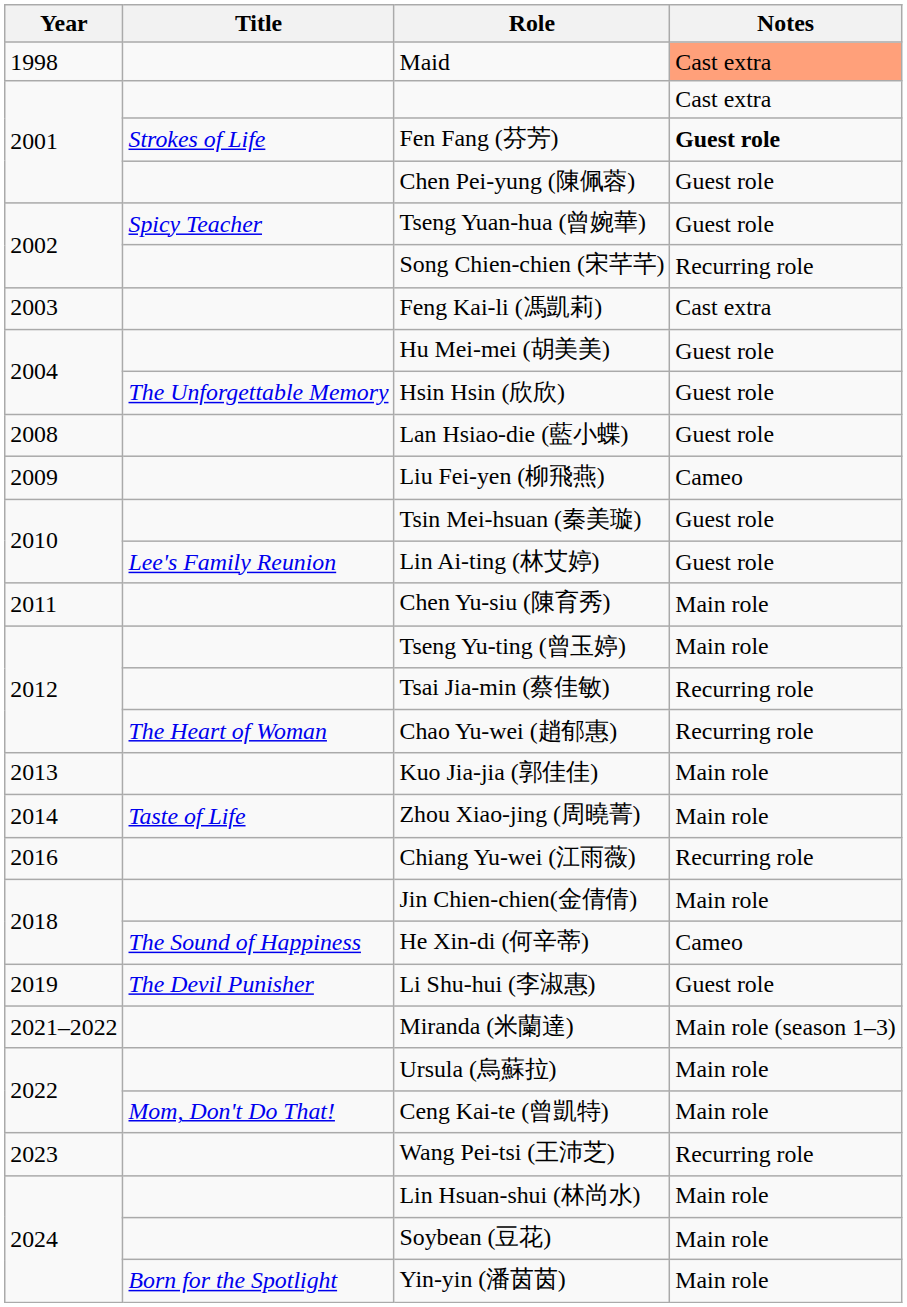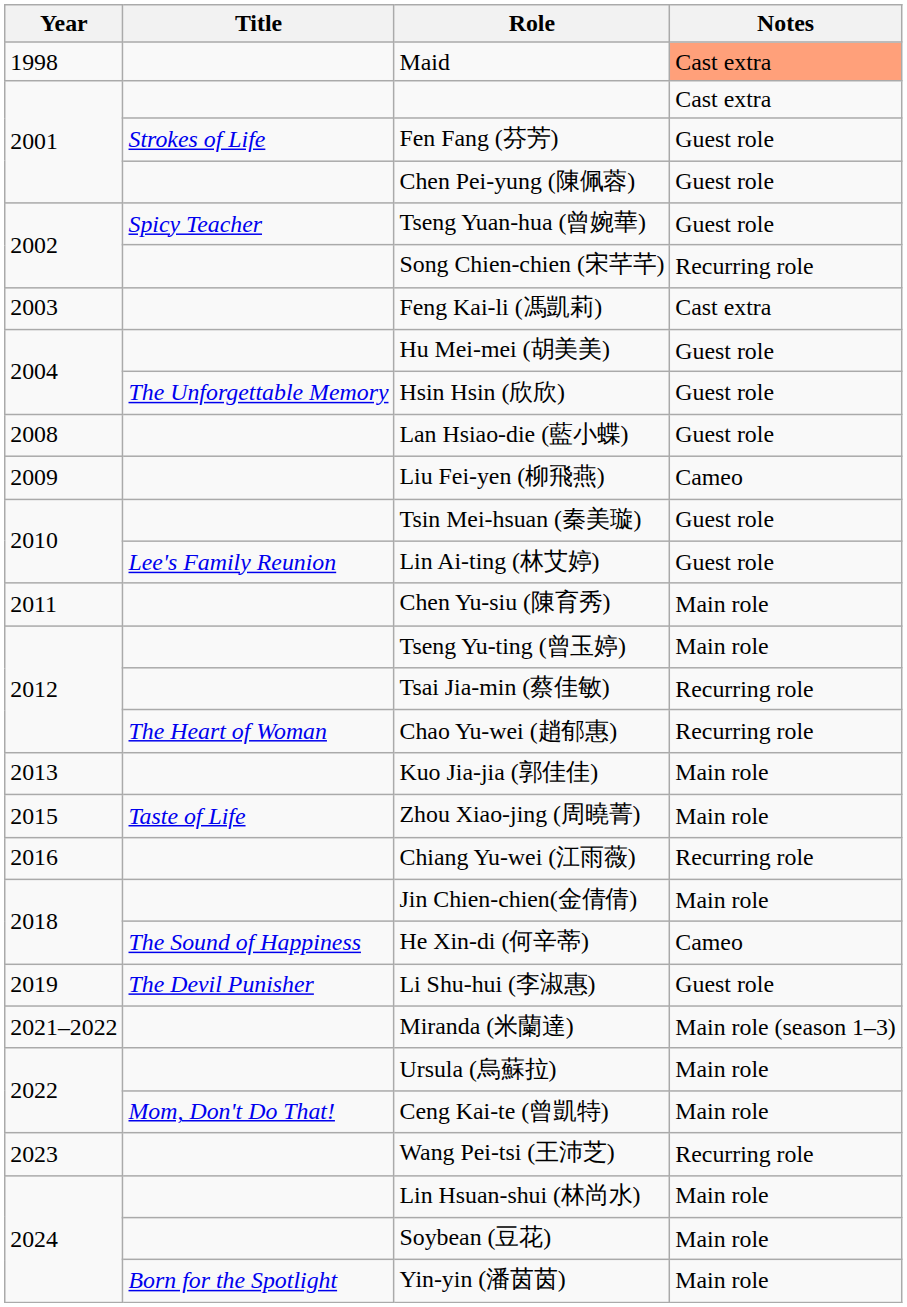(728, 139) bold -> (725, 139) normal
(34, 815) 2014 -> (34, 815) 2015
